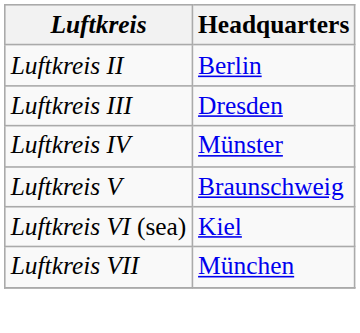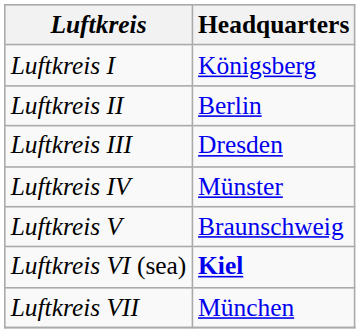+ row: (63, 65)
(220, 226) normal -> (221, 266) bold
